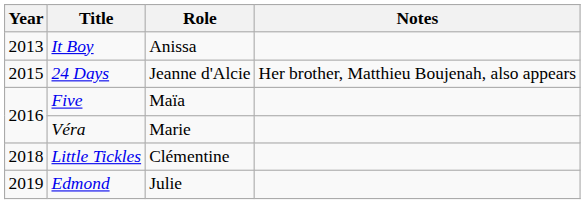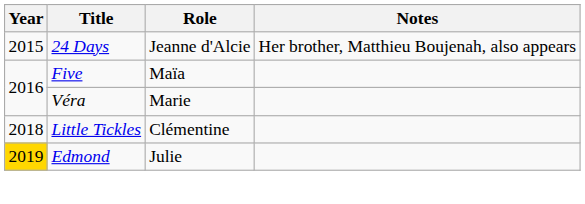- row: (73, 45)
(26, 184) no background -> (26, 156) gold background
